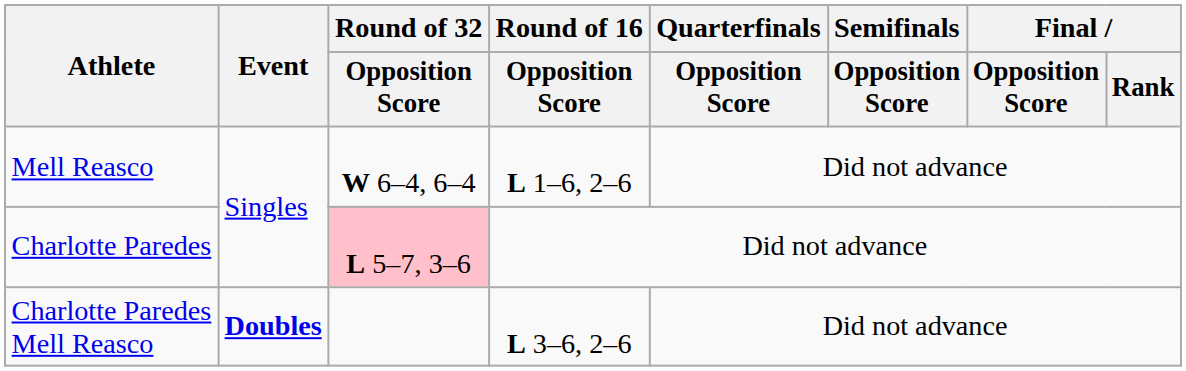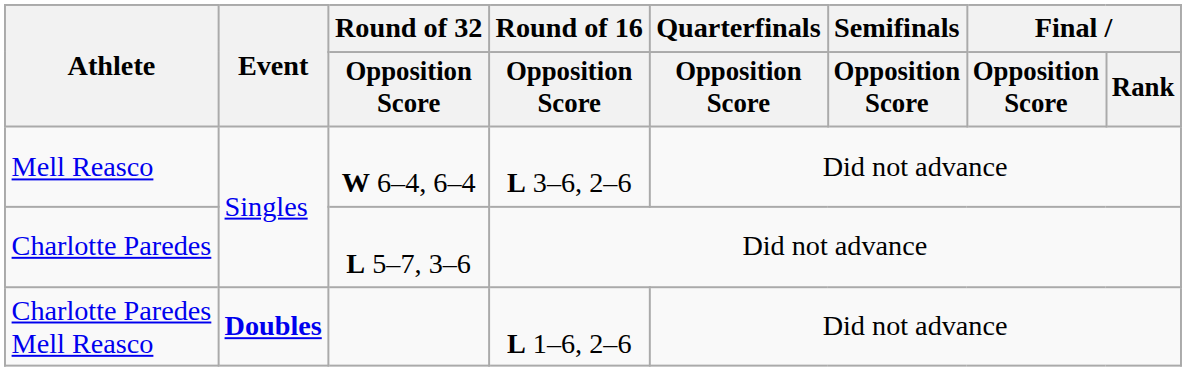(569, 183) L 1–6, 2–6 -> (569, 183) L 3–6, 2–6
(409, 263) pink background -> (409, 263) no background
(569, 343) L 3–6, 2–6 -> (569, 343) L 1–6, 2–6
